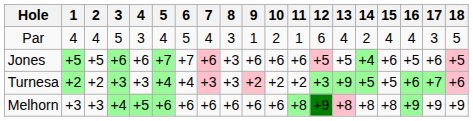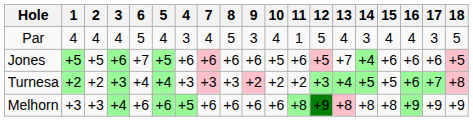columns swapped: (141, 15) <-> (186, 15)
(118, 37) 5 -> (118, 37) 4
(231, 37) 3 -> (231, 37) 5
(254, 37) 1 -> (254, 37) 3
(276, 37) 2 -> (276, 37) 4
(321, 37) 6 -> (321, 37) 5
(366, 37) 2 -> (366, 37) 3
(164, 60) +7 -> (164, 60) +5
(231, 60) +3 -> (231, 60) +6
(276, 60) +6 -> (276, 60) +5
(344, 60) +5 -> (344, 60) +7
(412, 60) +5 -> (412, 60) +6
(344, 82) +9 -> (344, 82) +4
(457, 82) +6 -> (457, 82) +8
